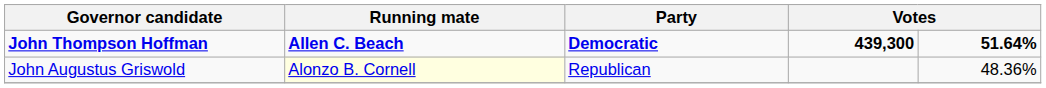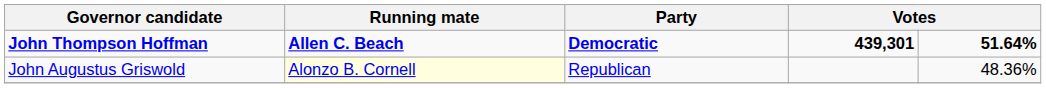(884, 43) 439,300 -> (884, 43) 439,301
